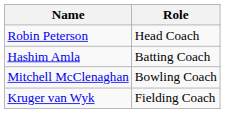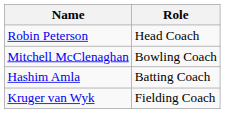rows swapped: (44, 56) <-> (68, 77)
